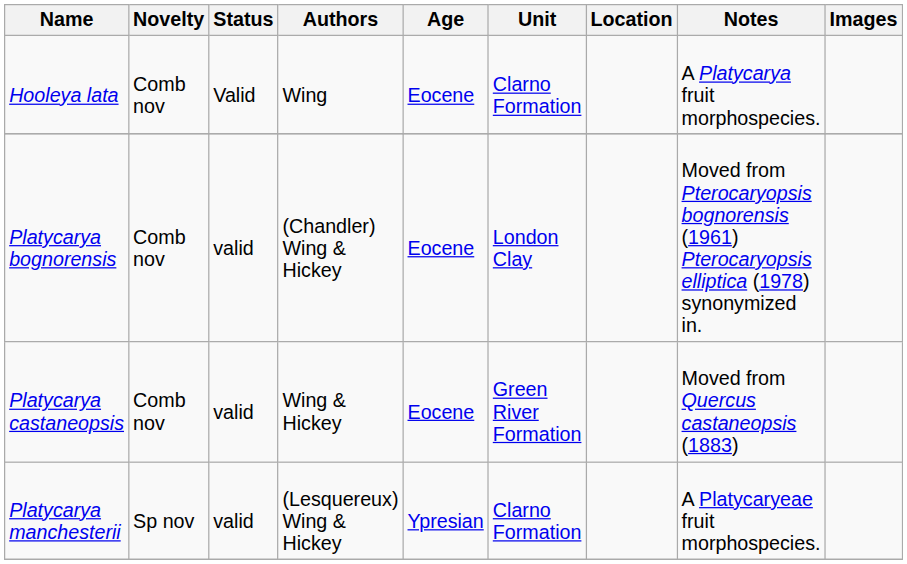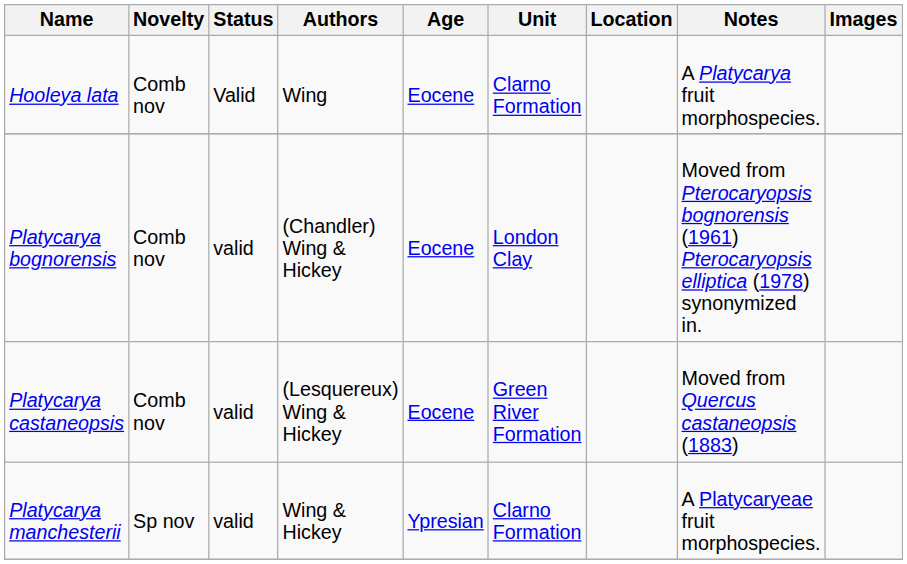(314, 412) Wing & Hickey -> (340, 412) (Lesquereux) Wing & Hickey
(340, 521) (Lesquereux) Wing & Hickey -> (314, 521) Wing & Hickey
